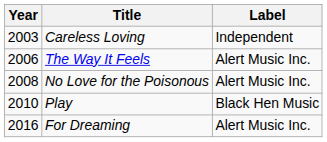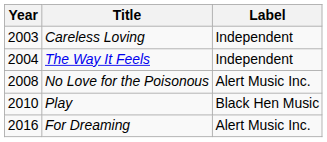(23, 59) 2006 -> (23, 59) 2004
(263, 59) Alert Music Inc. -> (254, 59) Independent
